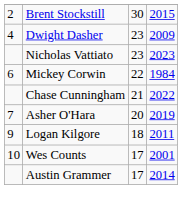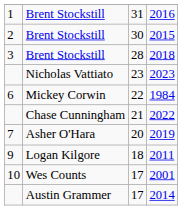+ row: (162, 14)
+ row: (162, 54)
- row: (162, 34)
